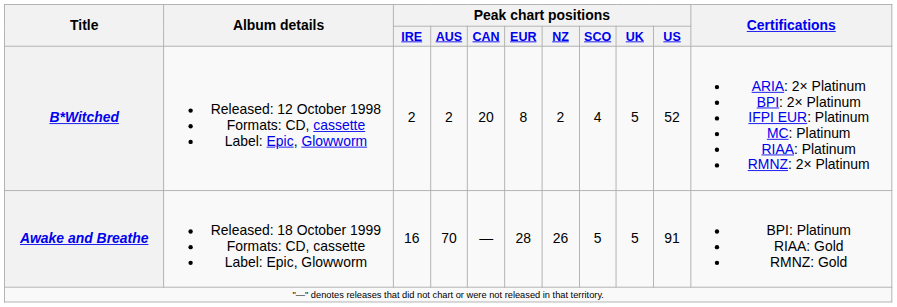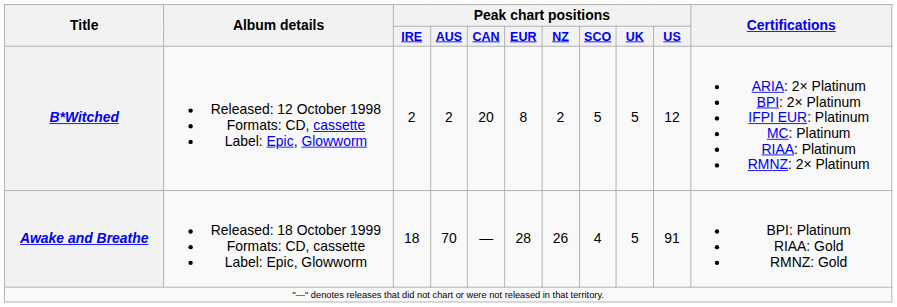(598, 118) 4 -> (598, 118) 5
(672, 118) 52 -> (672, 118) 12
(412, 238) 16 -> (412, 238) 18
(598, 238) 5 -> (598, 238) 4
